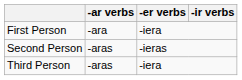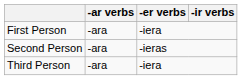(100, 48) -aras -> (97, 48) -ara
(100, 65) -aras -> (97, 65) -ara
